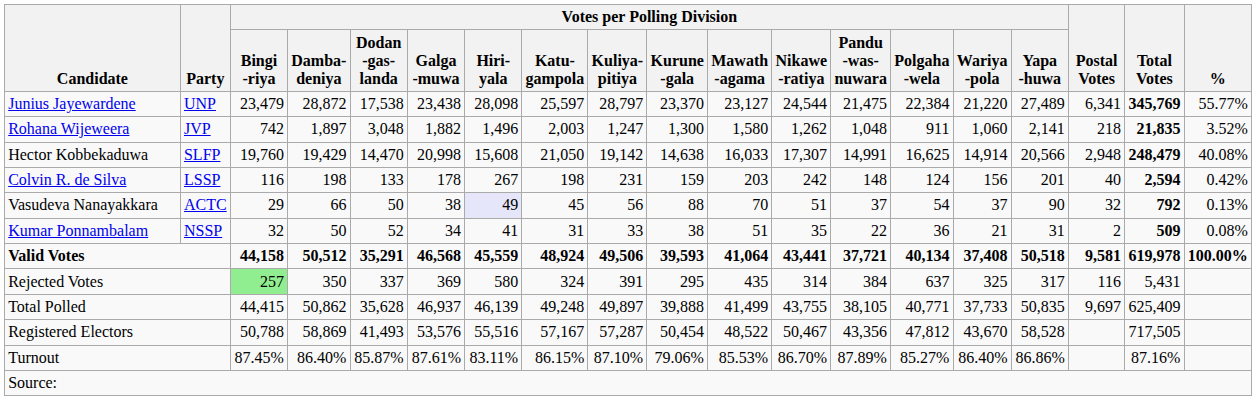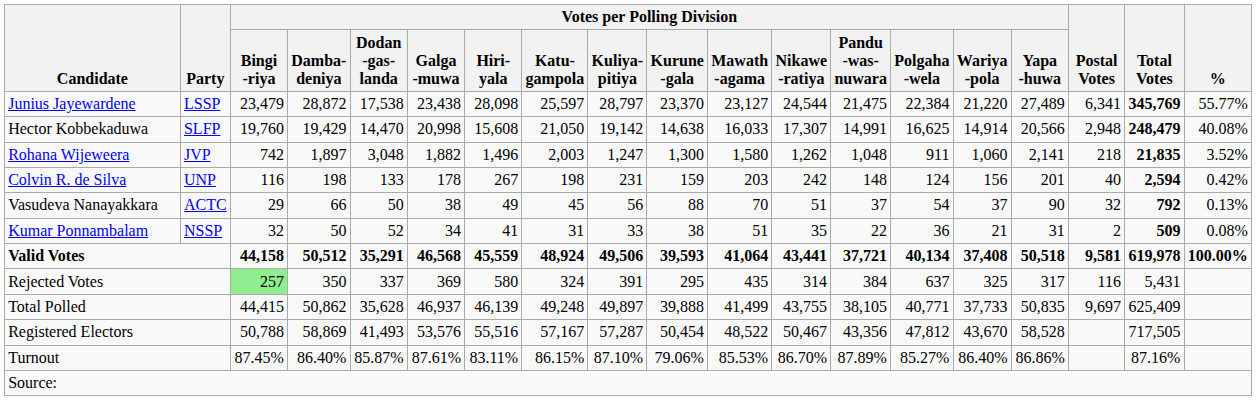(200, 103) UNP -> (202, 103) LSSP
rows swapped: (78, 154) <-> (69, 129)
(202, 180) LSSP -> (200, 180) UNP
(510, 205) lavender background -> (510, 205) no background
